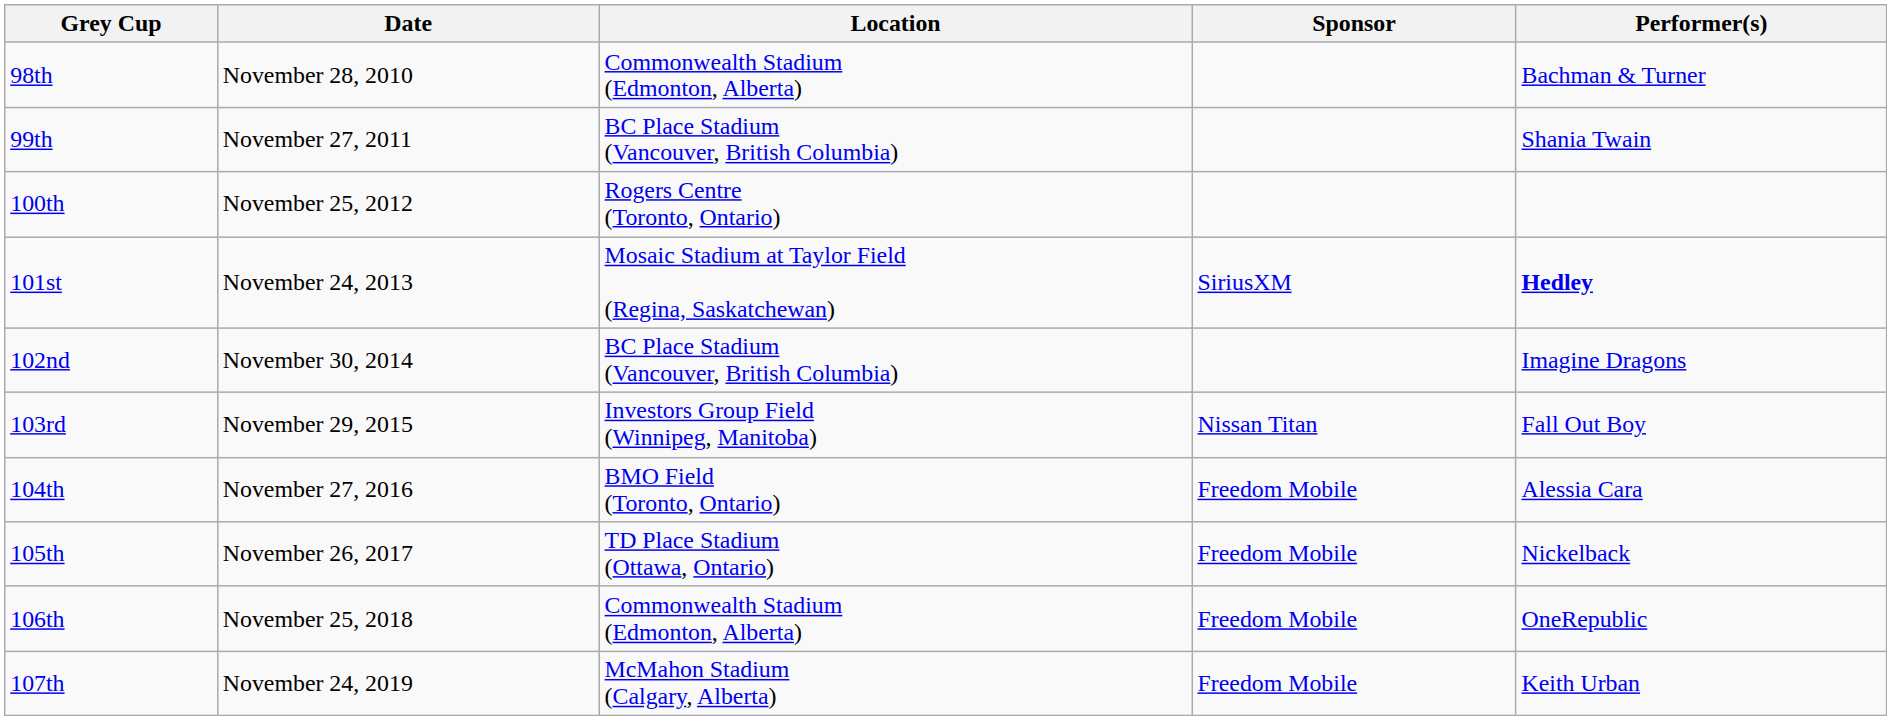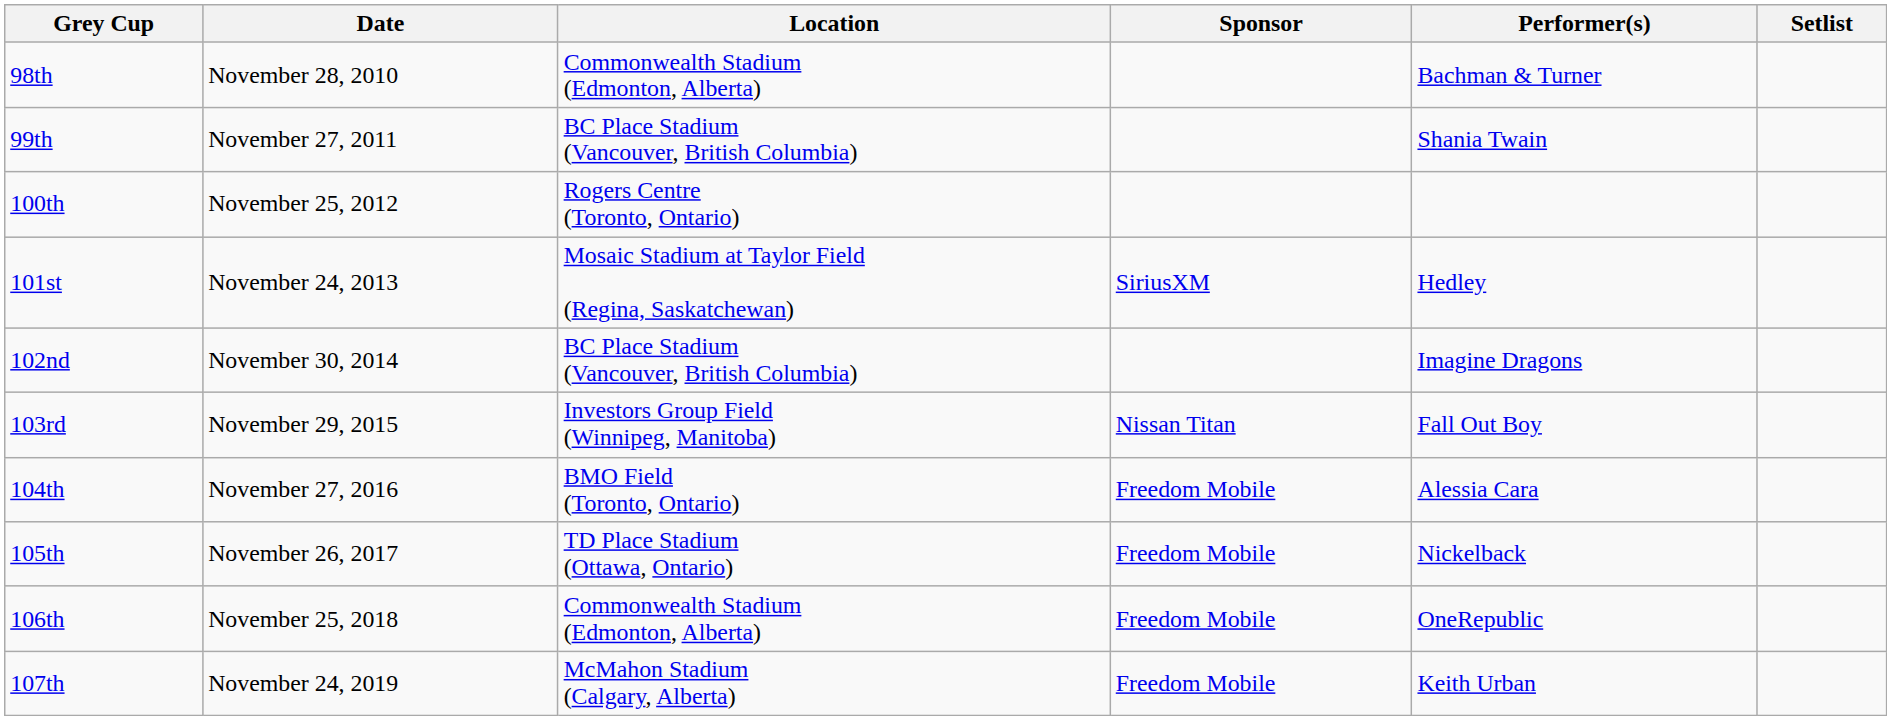+ column: (1822, 23)
(1557, 281) bold -> (1452, 281) normal
